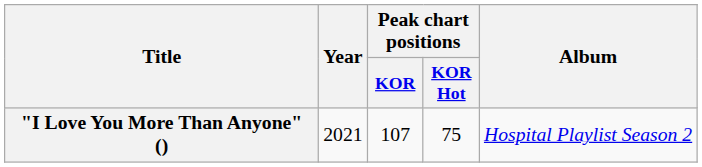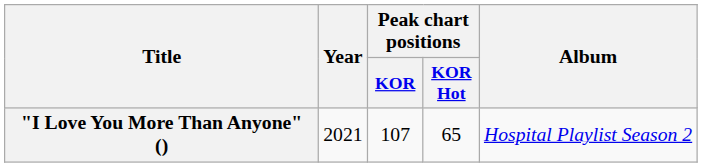(451, 134) 75 -> (451, 134) 65
